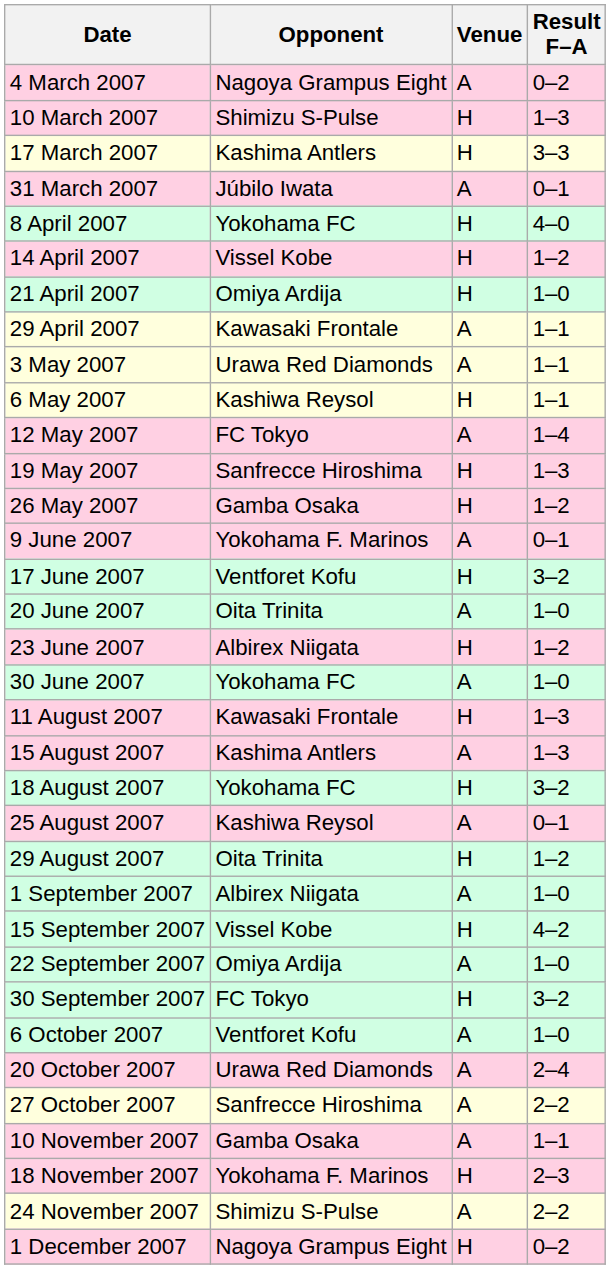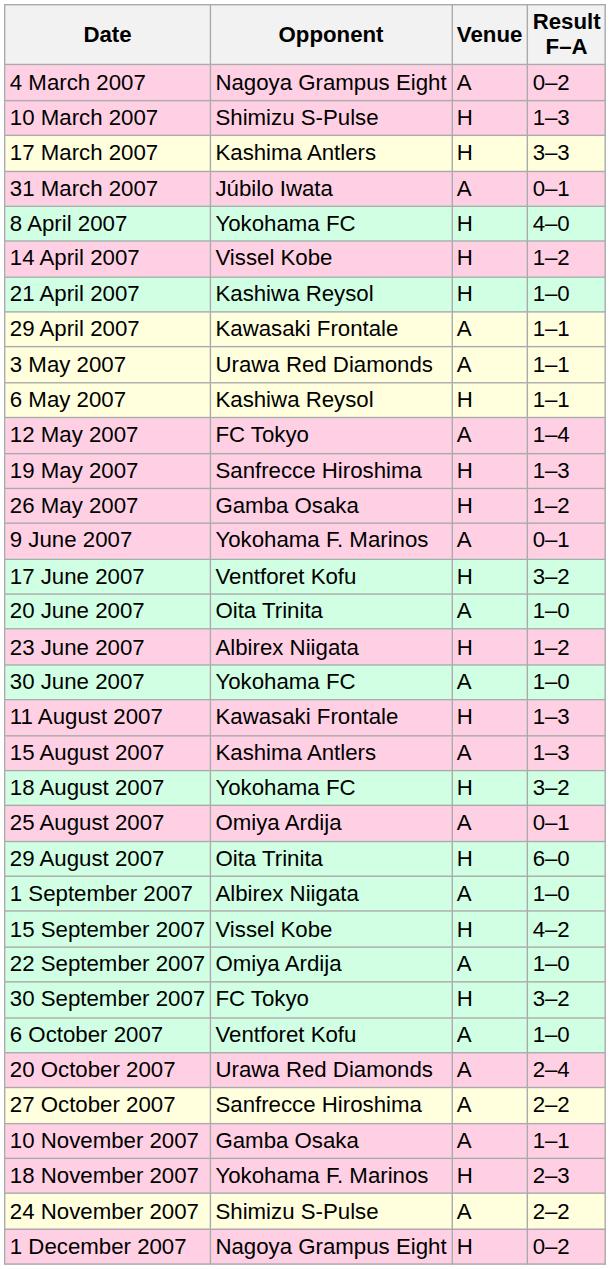(278, 294) Omiya Ardija -> (295, 294) Kashiwa Reysol
(295, 823) Kashiwa Reysol -> (278, 823) Omiya Ardija
(551, 858) 1–2 -> (551, 858) 6–0
